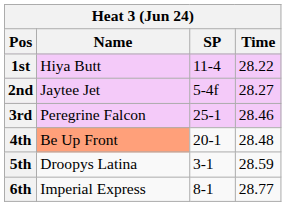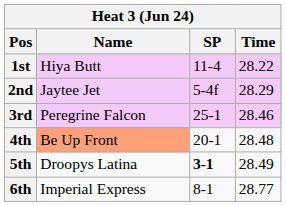(256, 90) 28.27 -> (256, 90) 28.29
(203, 164) normal -> (203, 164) bold
(256, 164) 28.59 -> (256, 164) 28.49
